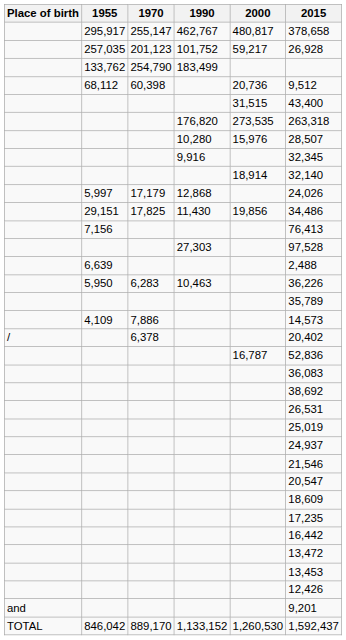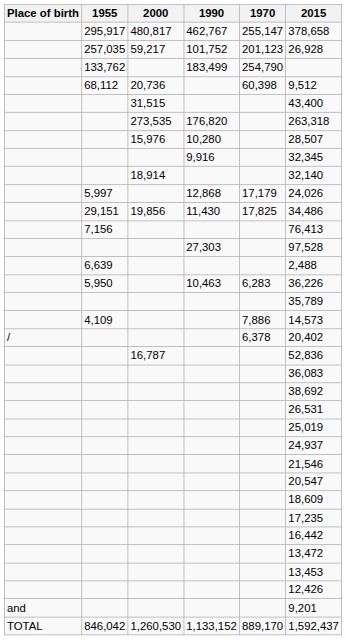columns swapped: (151, 13) <-> (258, 13)
